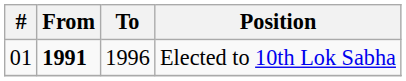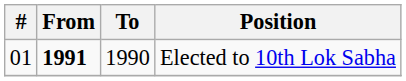(128, 57) 1996 -> (128, 57) 1990
